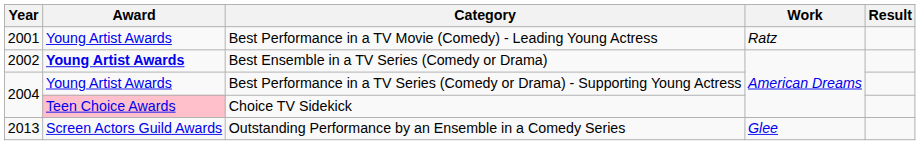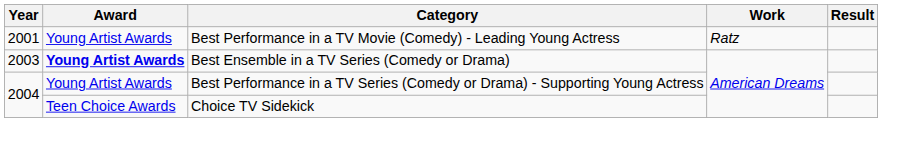(24, 60) 2002 -> (24, 60) 2003
(111, 106) pink background -> (111, 106) no background
- row: (427, 128)
